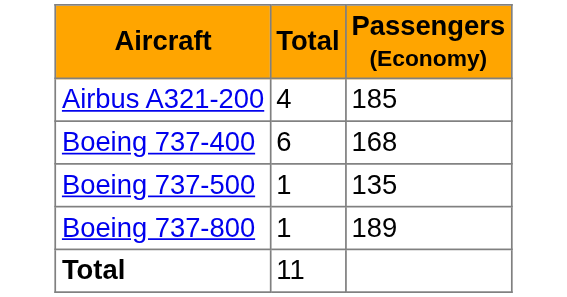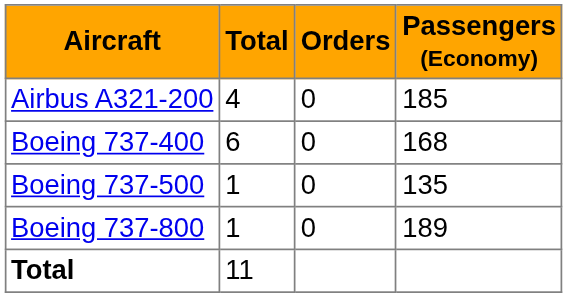+ column: (346, 41)
